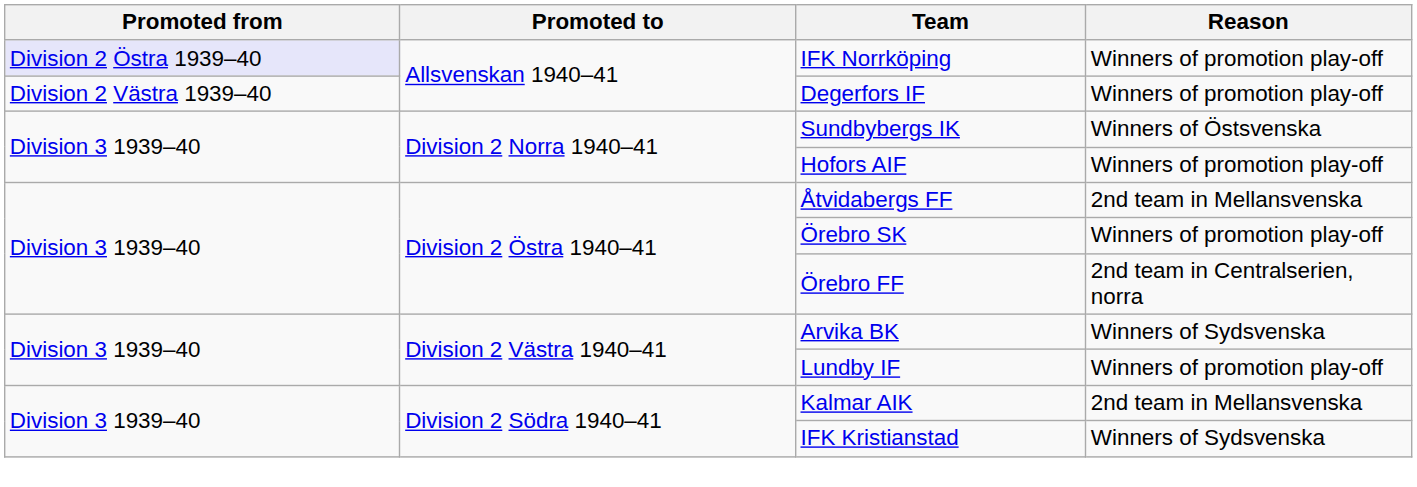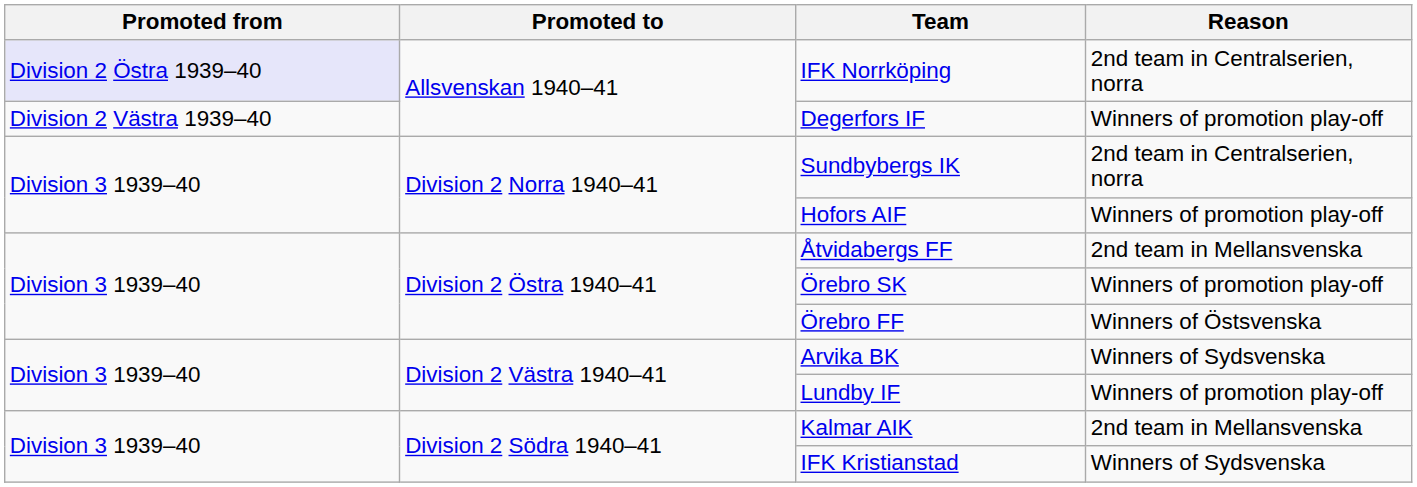(1237, 57) Winners of promotion play-off -> (1222, 70) 2nd team in Centralserien, norra
(1206, 128) Winners of Östsvenska -> (1222, 166) 2nd team in Centralserien, norra
(1222, 283) 2nd team in Centralserien, norra -> (1206, 321) Winners of Östsvenska
